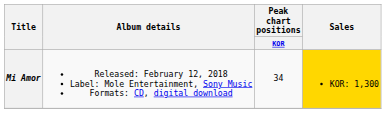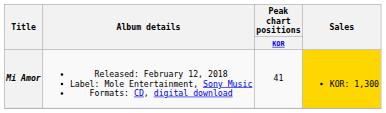(278, 79) 34 -> (278, 79) 41
